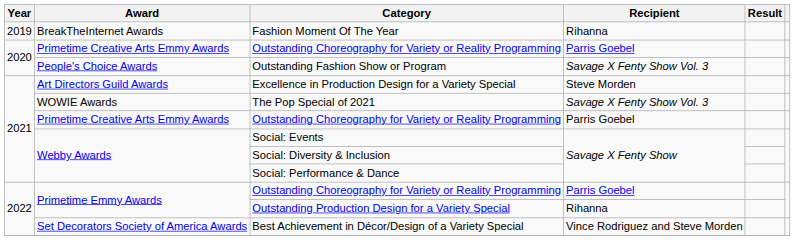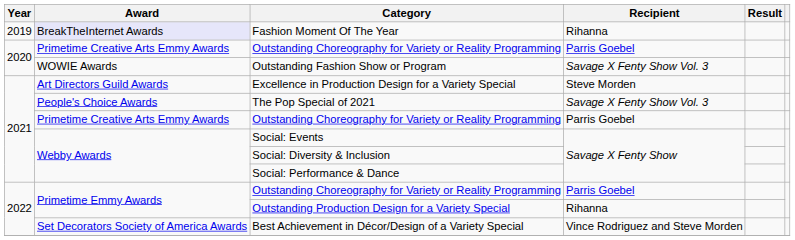(100, 31) no background -> (100, 31) lavender background
(97, 66) People's Choice Awards -> (77, 66) WOWIE Awards
(77, 102) WOWIE Awards -> (97, 102) People's Choice Awards
